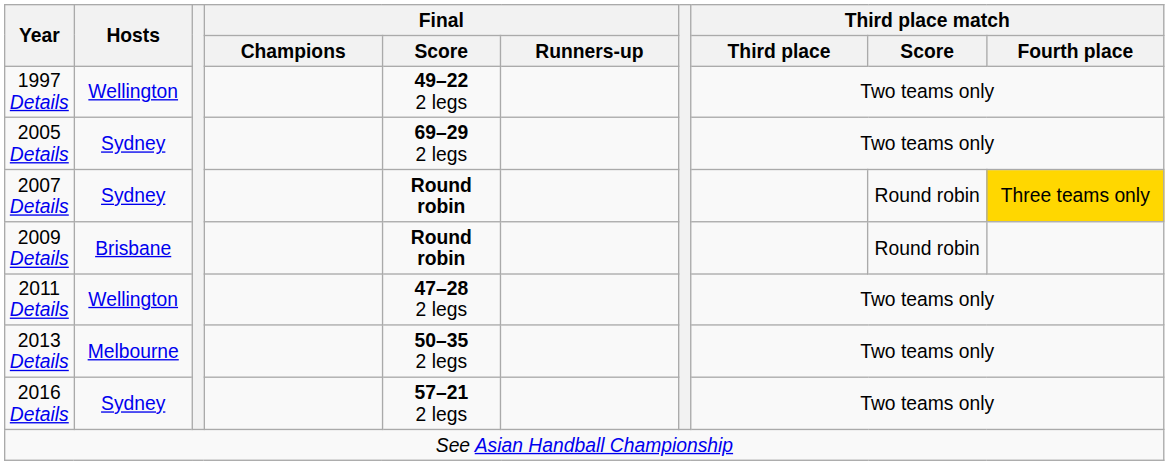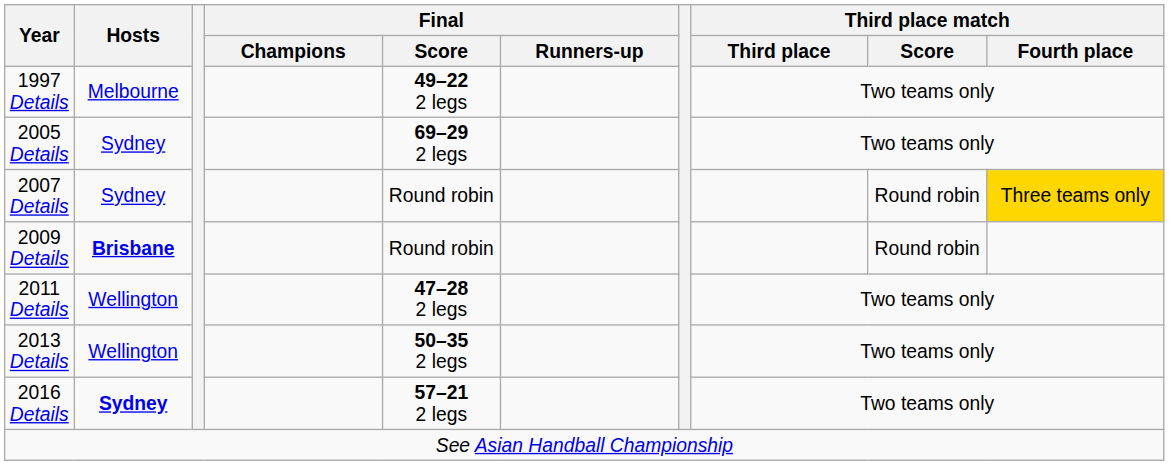(133, 92) Wellington -> (133, 92) Melbourne
(441, 196) bold -> (441, 196) normal
(133, 248) normal -> (133, 248) bold
(441, 248) bold -> (441, 248) normal
(133, 352) Melbourne -> (133, 352) Wellington
(133, 404) normal -> (133, 404) bold
